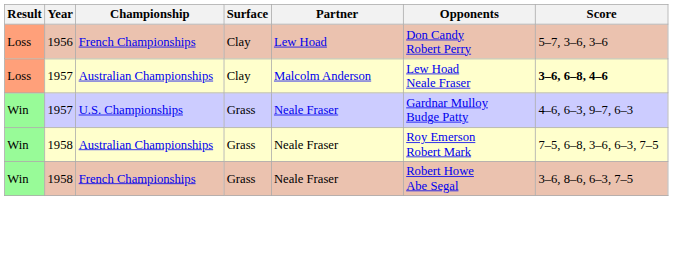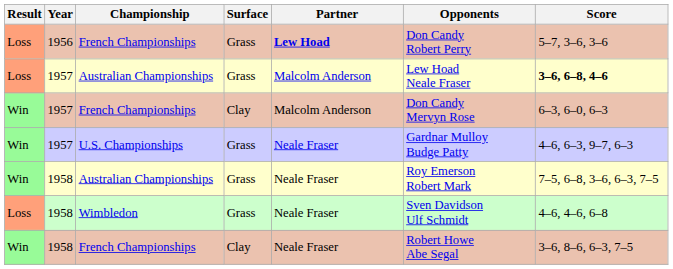(239, 41) Clay -> (241, 41) Grass
(300, 41) normal -> (302, 41) bold
(239, 75) Clay -> (241, 75) Grass
+ row: (60, 110)
+ row: (60, 213)
(241, 178) Grass -> (239, 247) Clay
